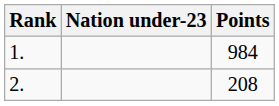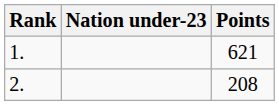(243, 52) 984 -> (243, 52) 621
